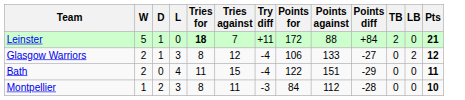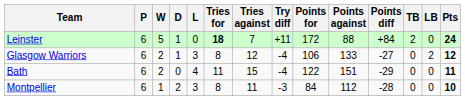+ column: (144, 18)
(433, 39) 21 -> (450, 39) 24
